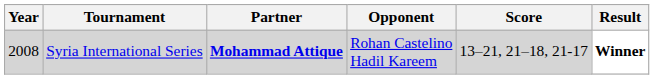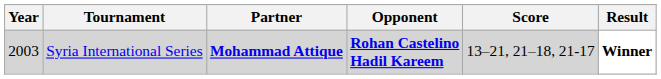(24, 52) 2008 -> (24, 52) 2003
(401, 52) normal -> (405, 52) bold
